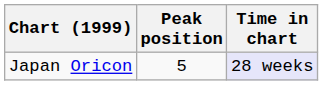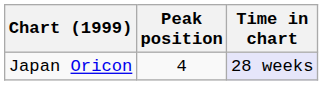(182, 66) 5 -> (182, 66) 4
